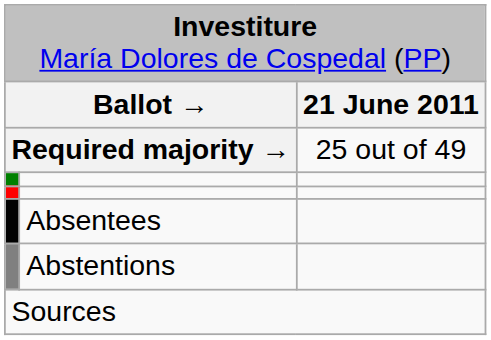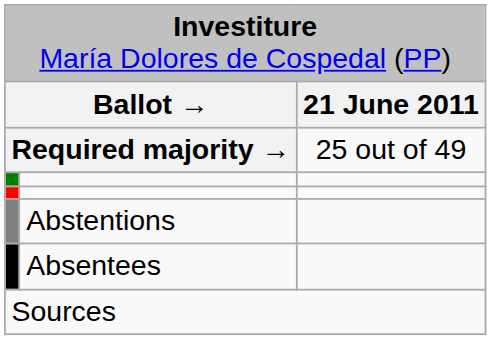rows swapped: (12, 266) <-> (12, 221)
